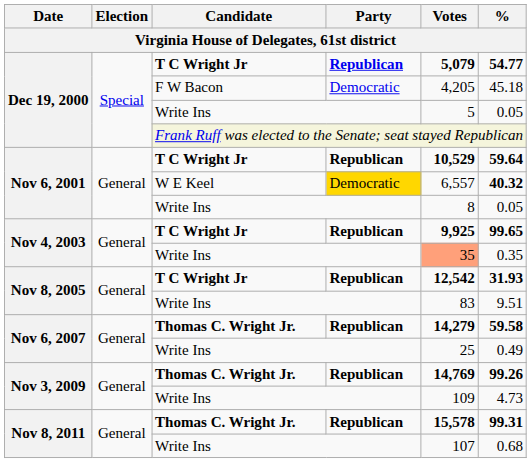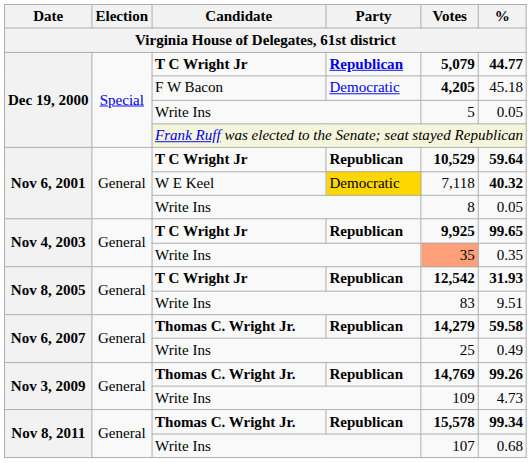(506, 64) 54.77 -> (506, 64) 44.77
(458, 87) normal -> (458, 87) bold
(458, 183) 6,557 -> (458, 183) 7,118
(506, 421) 99.31 -> (506, 421) 99.34
